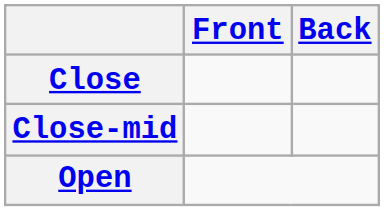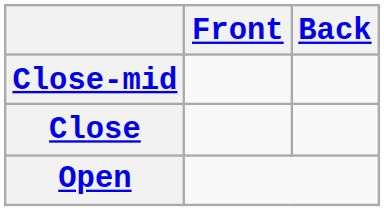rows swapped: (95, 80) <-> (95, 130)
